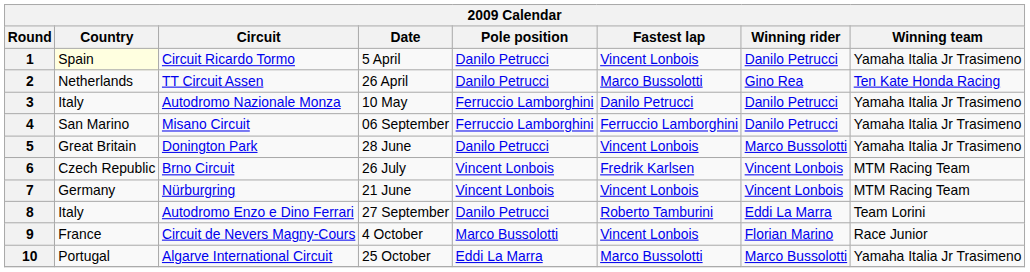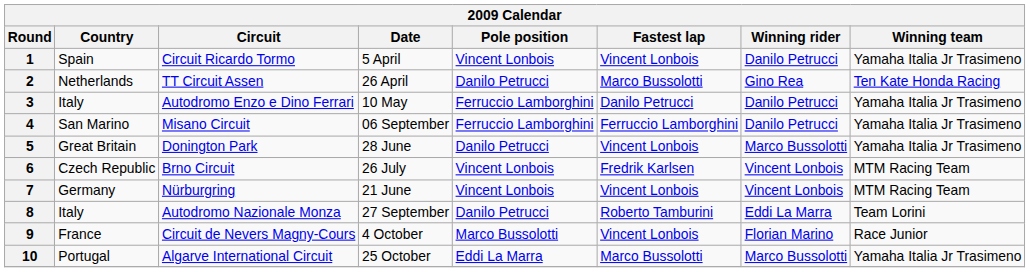(76, 59) lightyellow background -> (76, 59) no background
(502, 59) Danilo Petrucci -> (505, 59) Vincent Lonbois
(251, 103) Autodromo Nazionale Monza -> (258, 103) Autodromo Enzo e Dino Ferrari
(258, 212) Autodromo Enzo e Dino Ferrari -> (251, 212) Autodromo Nazionale Monza
